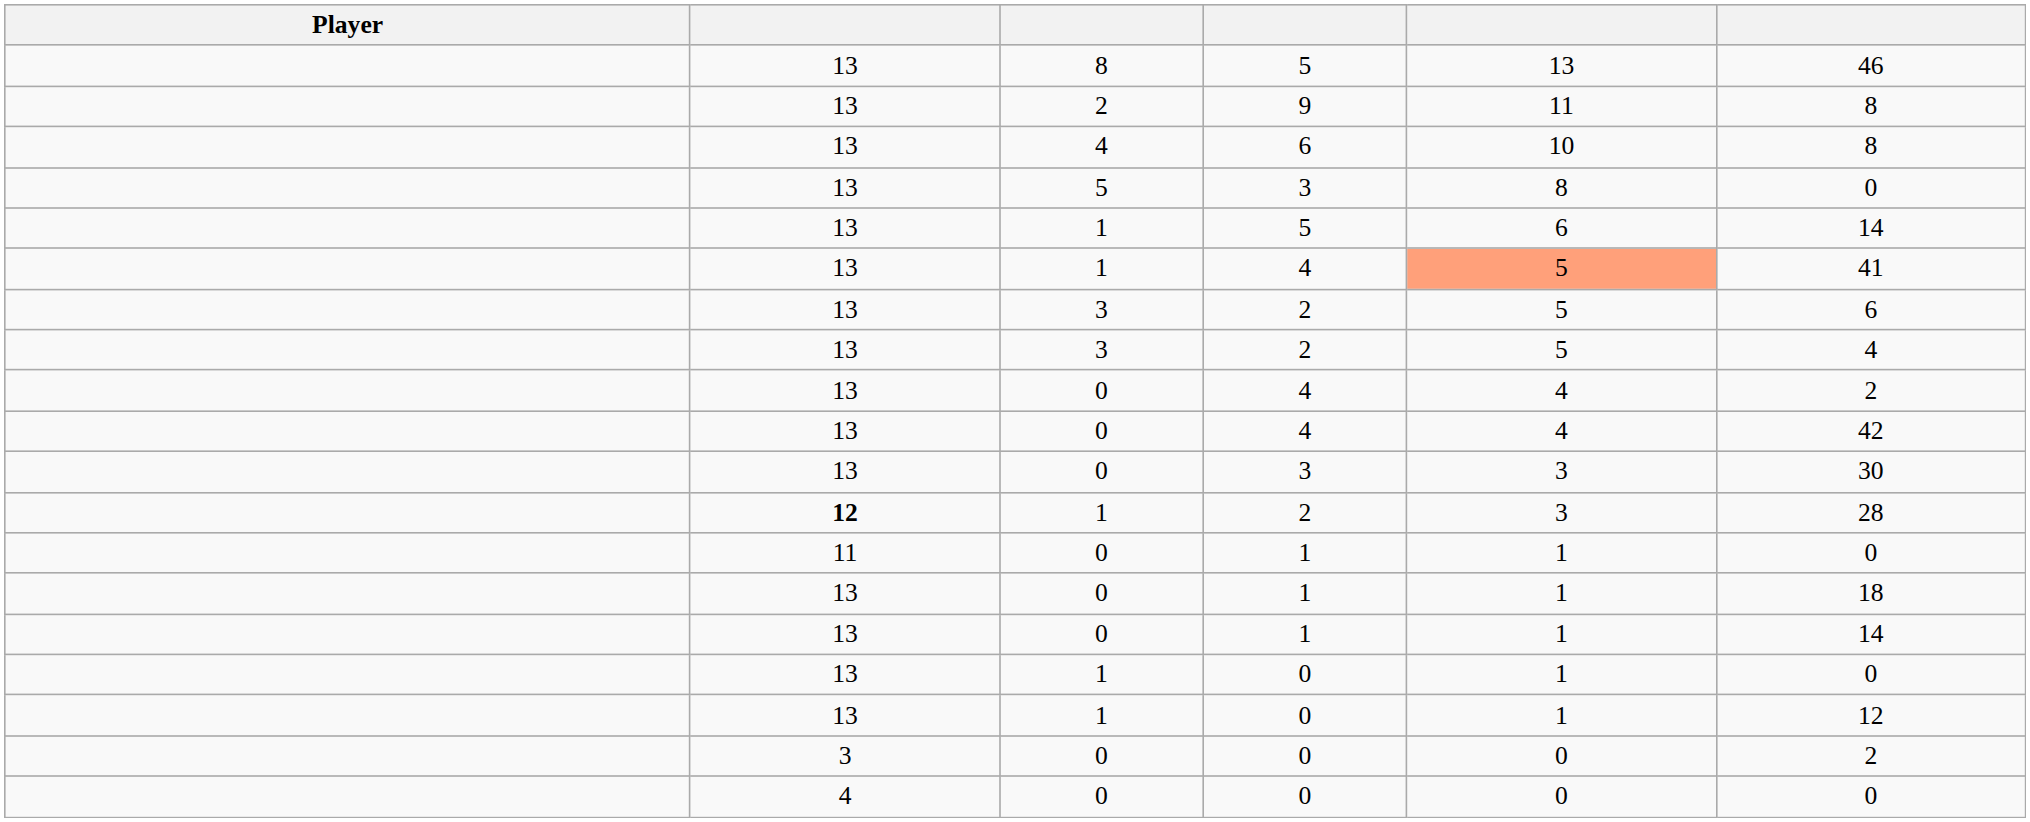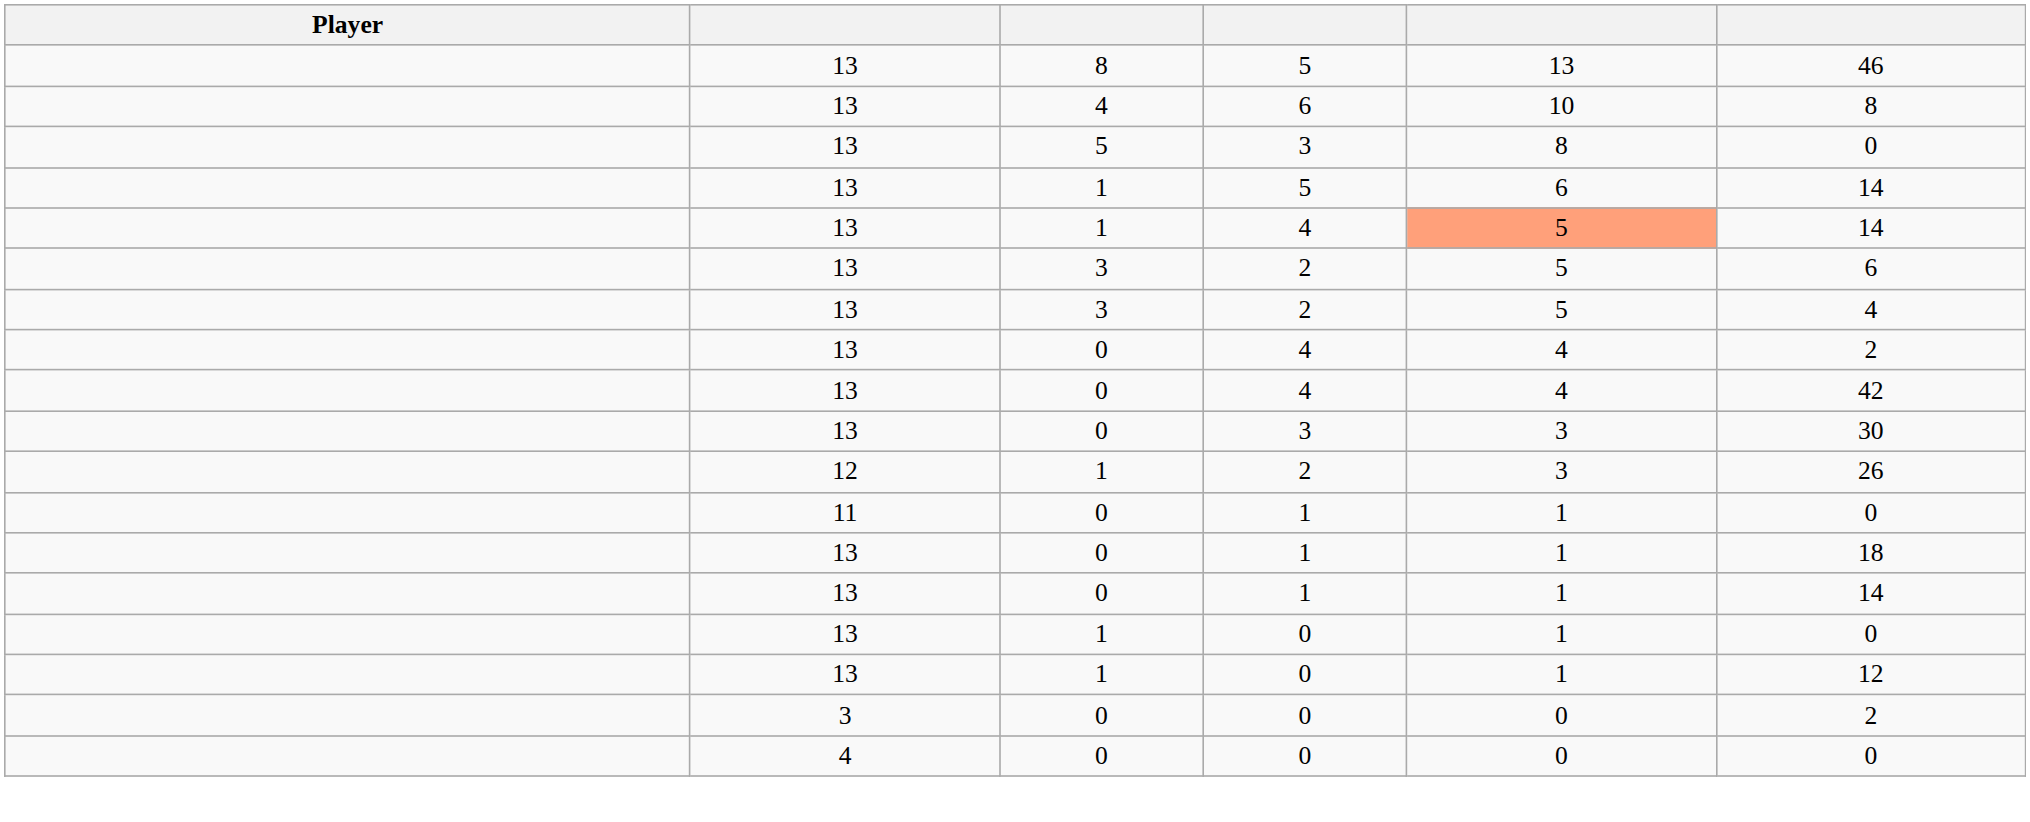- row: (1102, 106)
(1871, 268) 41 -> (1871, 227) 14
(845, 512) bold -> (845, 471) normal
(1871, 512) 28 -> (1871, 471) 26
